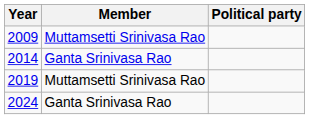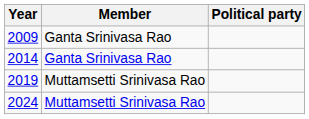(125, 37) Muttamsetti Srinivasa Rao -> (108, 37) Ganta Srinivasa Rao
(108, 102) Ganta Srinivasa Rao -> (125, 102) Muttamsetti Srinivasa Rao
